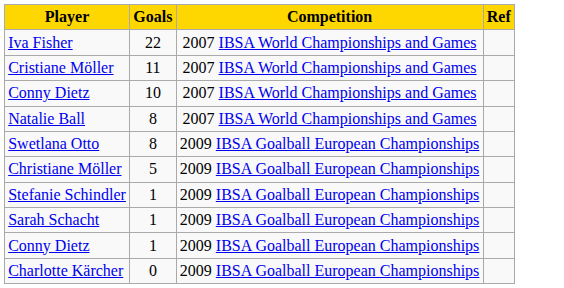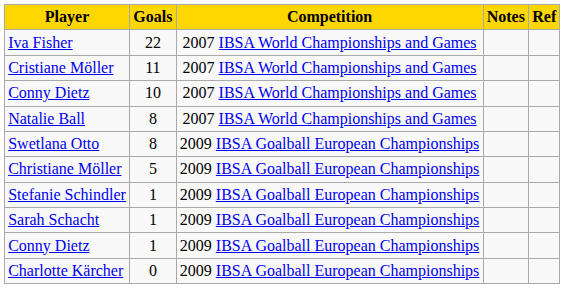+ column: (506, 17)
